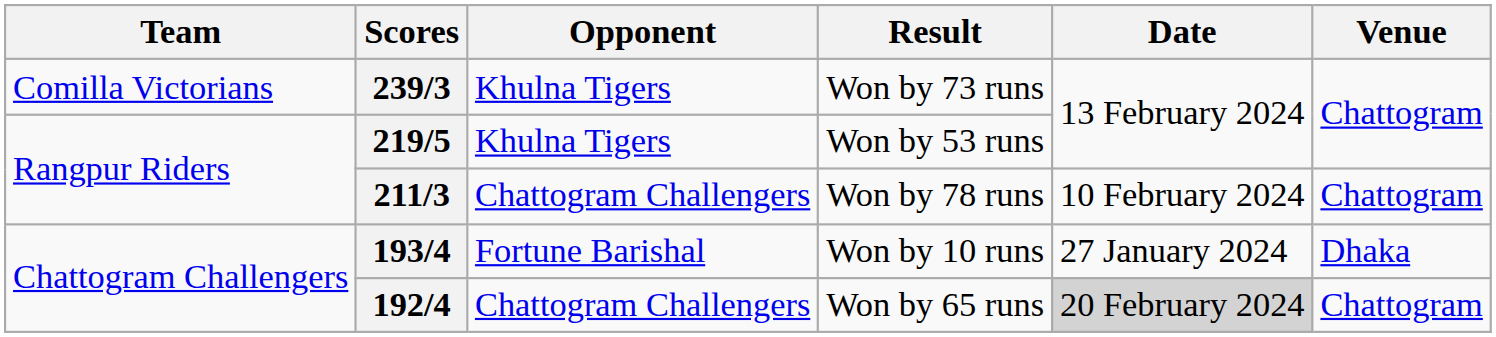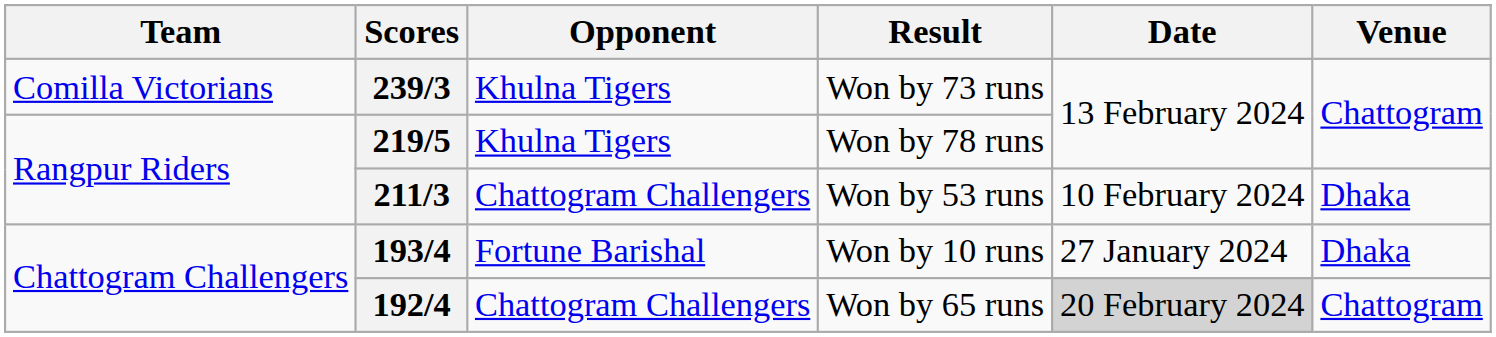(935, 140) Won by 53 runs -> (935, 140) Won by 78 runs
(935, 195) Won by 78 runs -> (935, 195) Won by 53 runs
(1402, 195) Chattogram -> (1365, 195) Dhaka
